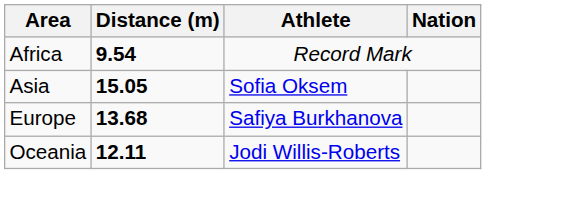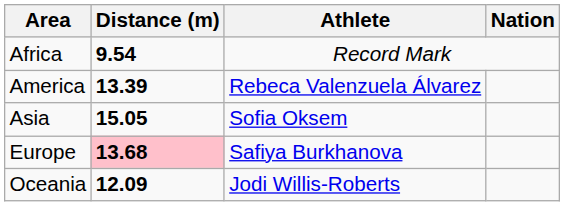+ row: (47, 86)
(122, 119) no background -> (122, 151) pink background
(121, 151) 12.11 -> (122, 184) 12.09
